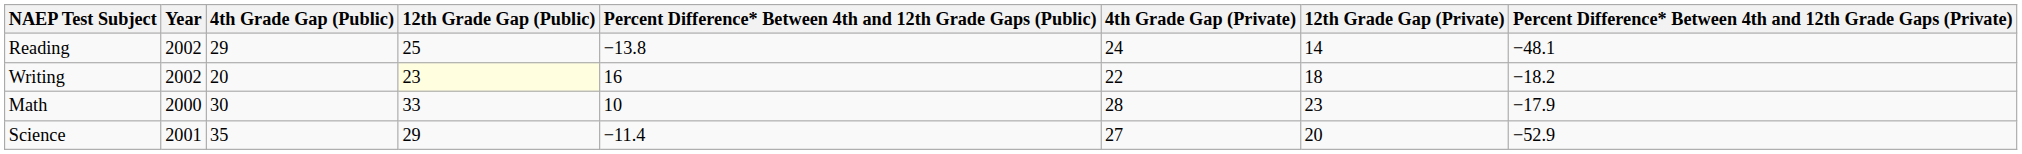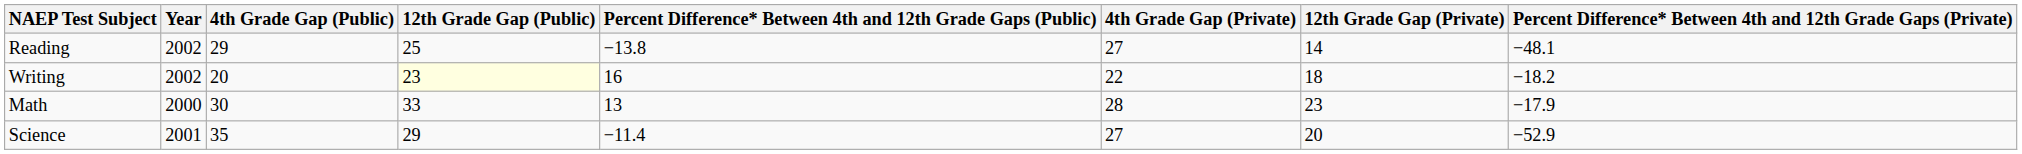(1114, 47) 24 -> (1114, 47) 27
(613, 105) 10 -> (613, 105) 13
